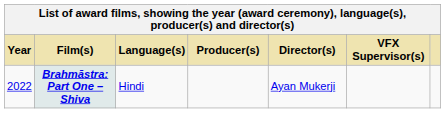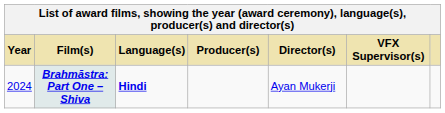(19, 86) 2022 -> (19, 86) 2024
(131, 86) normal -> (133, 86) bold
